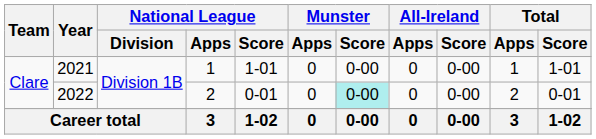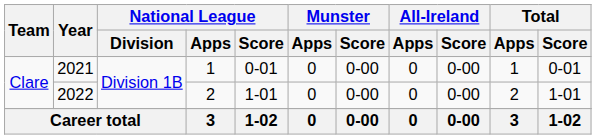(261, 69) 1-01 -> (261, 69) 0-01
(565, 69) 1-01 -> (565, 69) 0-01
(261, 95) 0-01 -> (261, 95) 1-01
(362, 95) paleturquoise background -> (362, 95) no background
(565, 95) 0-01 -> (565, 95) 1-01
